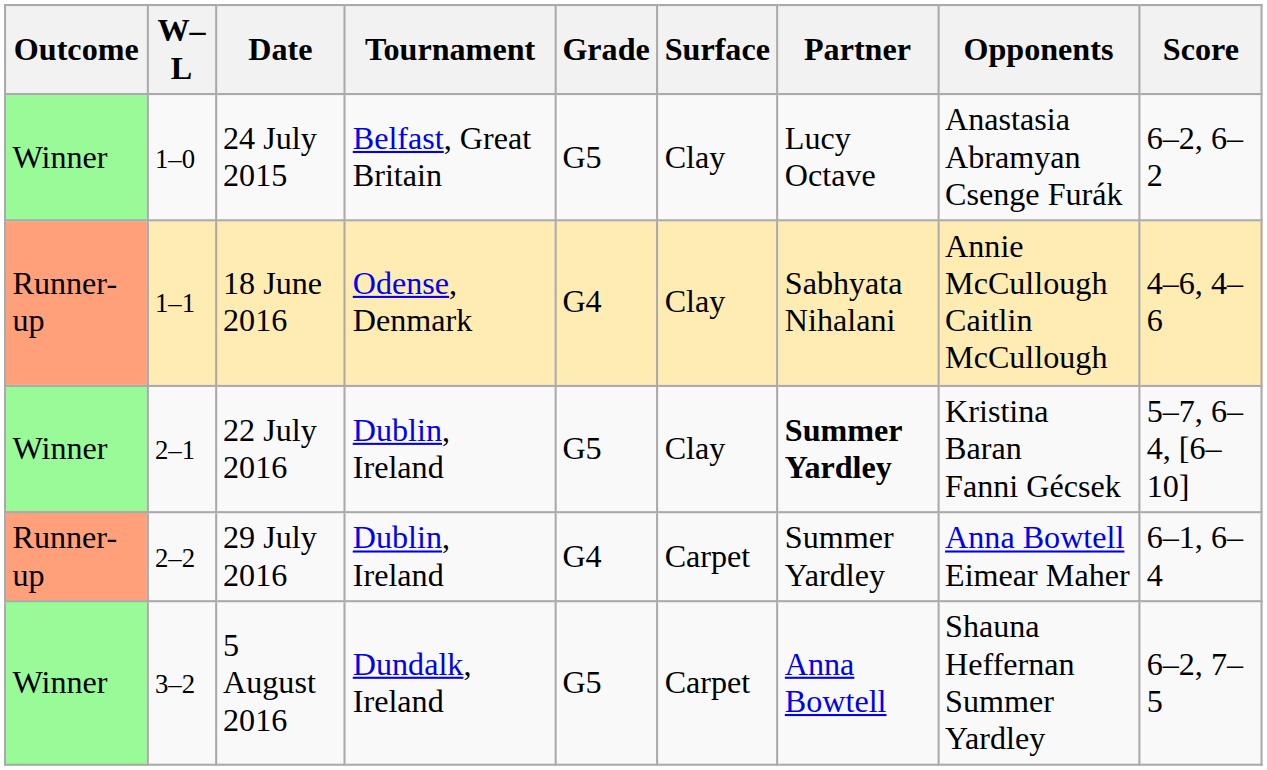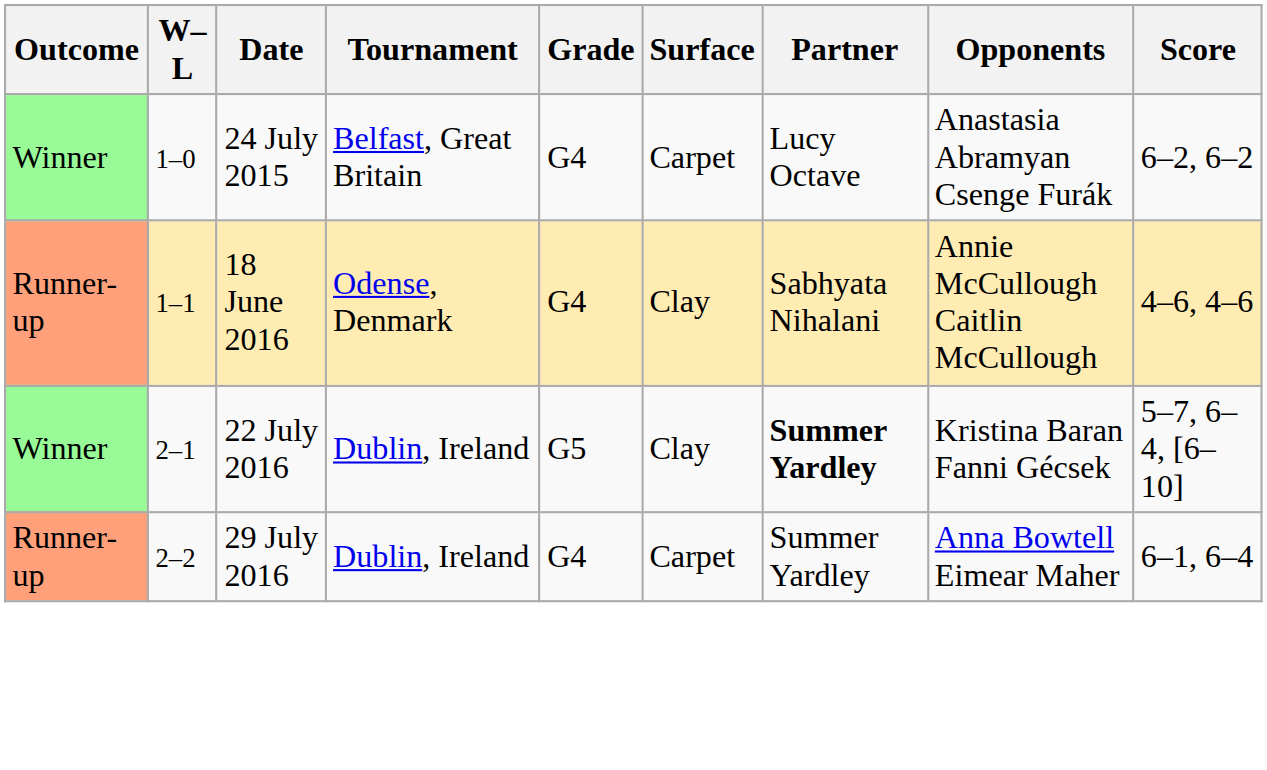(582, 156) G5 -> (567, 156) G4
(695, 156) Clay -> (692, 156) Carpet
- row: (269, 682)
